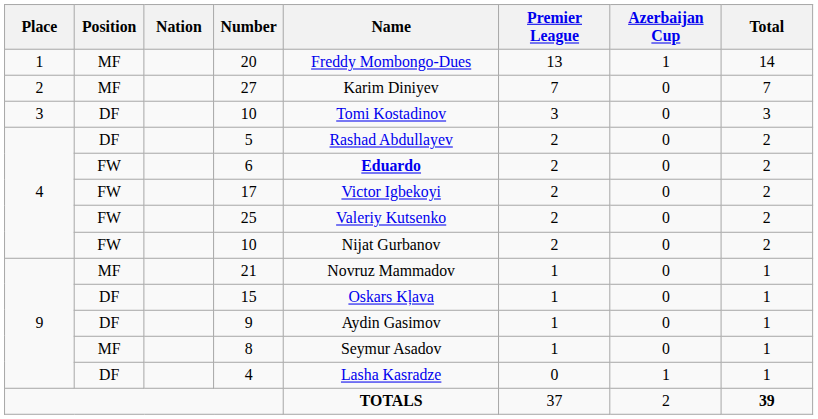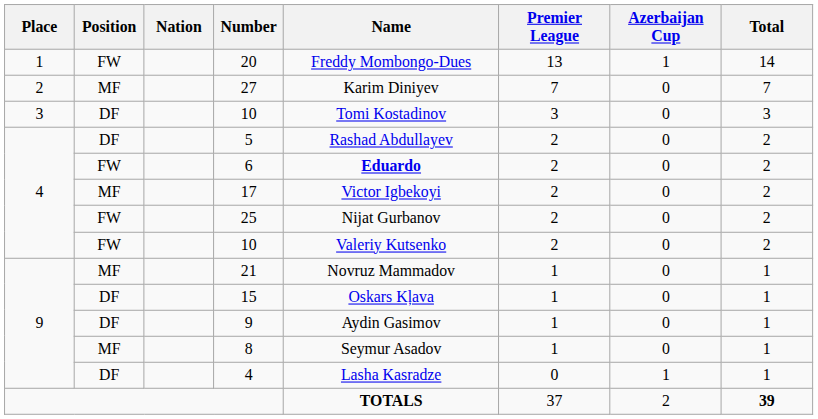(109, 62) MF -> (109, 62) FW
(109, 192) FW -> (109, 192) MF
(391, 218) Valeriy Kutsenko -> (391, 218) Nijat Gurbanov
(391, 244) Nijat Gurbanov -> (391, 244) Valeriy Kutsenko
